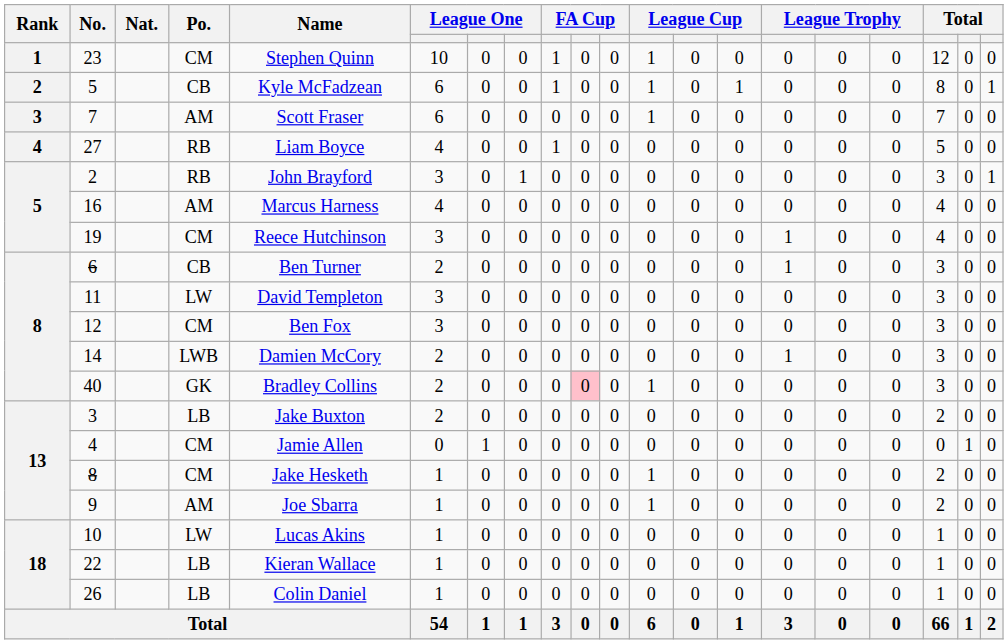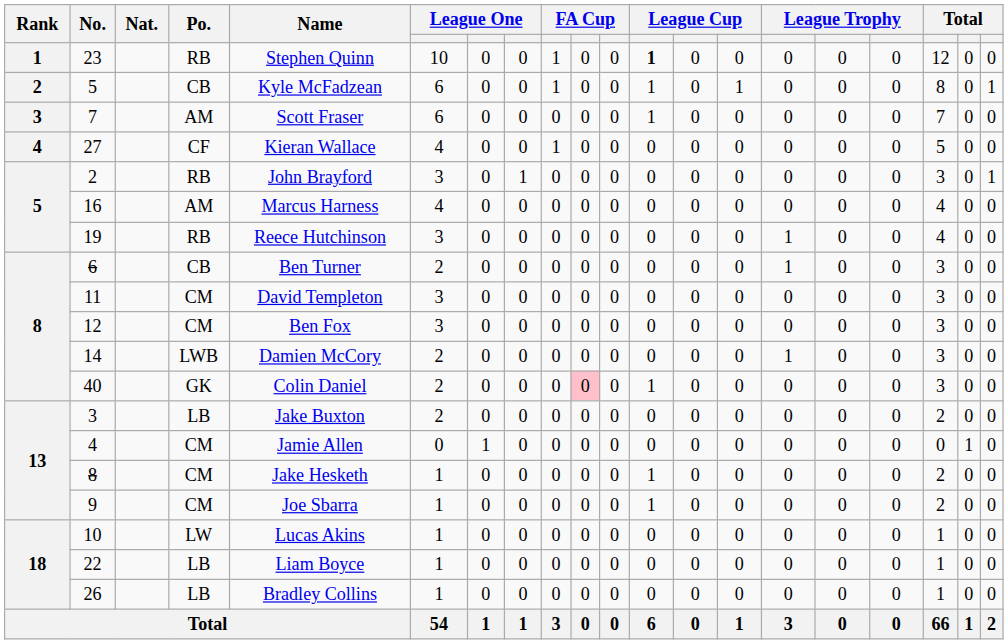(199, 57) CM -> (199, 57) RB
(651, 57) normal -> (651, 57) bold
(199, 147) RB -> (199, 147) CF
(320, 147) Liam Boyce -> (320, 147) Kieran Wallace
(199, 236) CM -> (199, 236) RB
(199, 296) LW -> (199, 296) CM
(320, 385) Bradley Collins -> (320, 385) Colin Daniel
(199, 505) AM -> (199, 505) CM
(320, 564) Kieran Wallace -> (320, 564) Liam Boyce
(320, 594) Colin Daniel -> (320, 594) Bradley Collins
